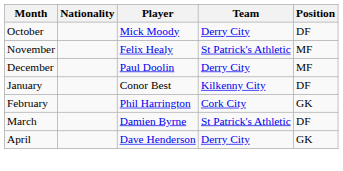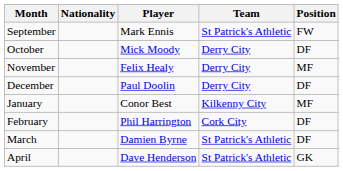+ row: (31, 31)
(246, 49) St Patrick's Athletic -> (226, 67) Derry City
(304, 67) MF -> (304, 85) DF
(303, 85) DF -> (305, 103) MF
(304, 103) GK -> (304, 121) DF
(225, 139) Derry City -> (246, 157) St Patrick's Athletic
